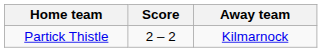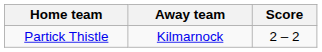columns swapped: (161, 15) <-> (255, 15)
